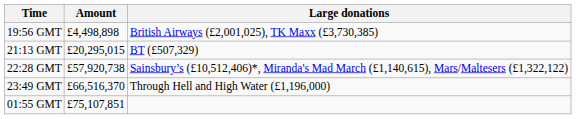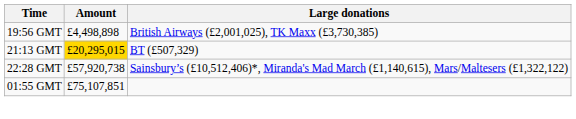(96, 50) no background -> (96, 50) gold background
- row: (34, 86)
